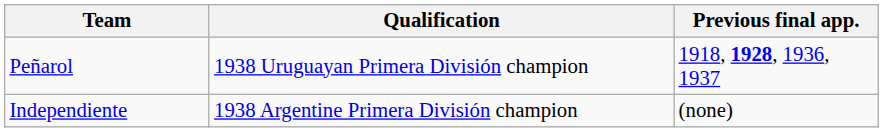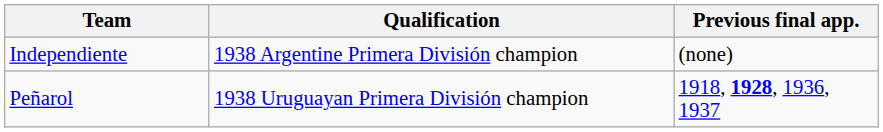rows swapped: (41, 65) <-> (68, 110)
